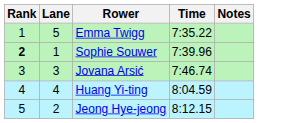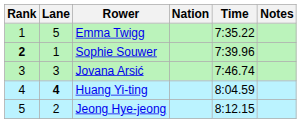+ column: (190, 14)
(56, 90) normal -> (56, 90) bold
